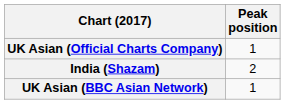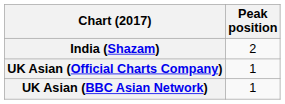rows swapped: (115, 68) <-> (115, 48)
